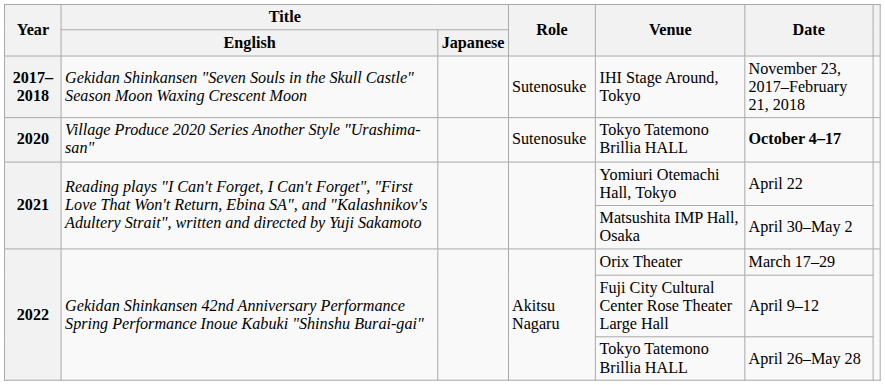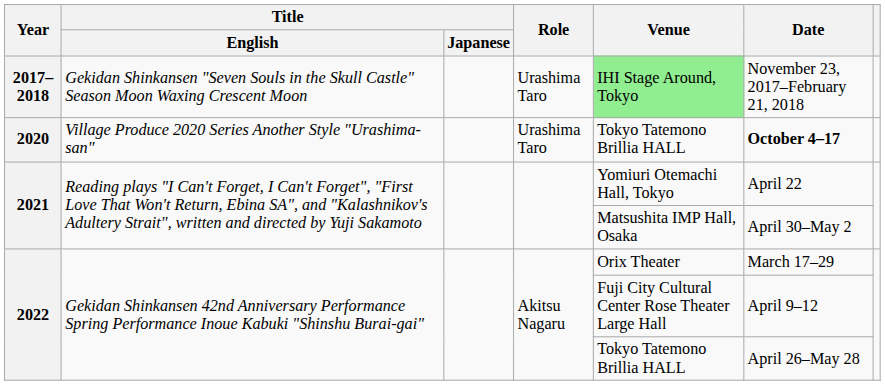(549, 86) Sutenosuke -> (549, 86) Urashima Taro
(659, 86) no background -> (657, 86) lightgreen background
(549, 139) Sutenosuke -> (549, 139) Urashima Taro
